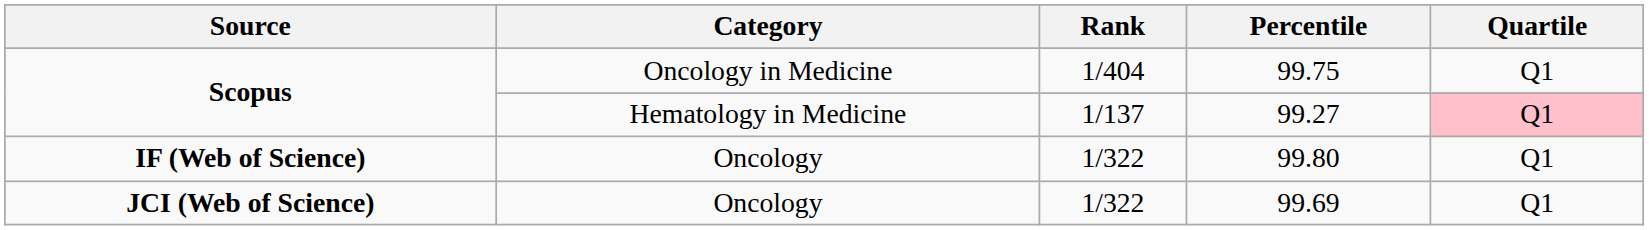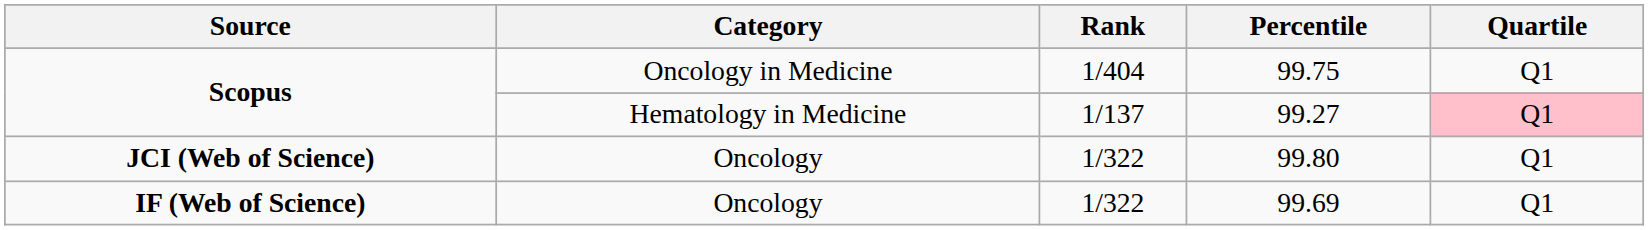(250, 158) IF (Web of Science) -> (250, 158) JCI (Web of Science)
(250, 202) JCI (Web of Science) -> (250, 202) IF (Web of Science)
